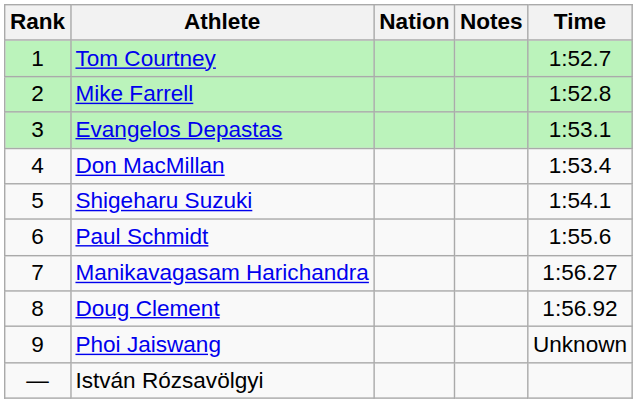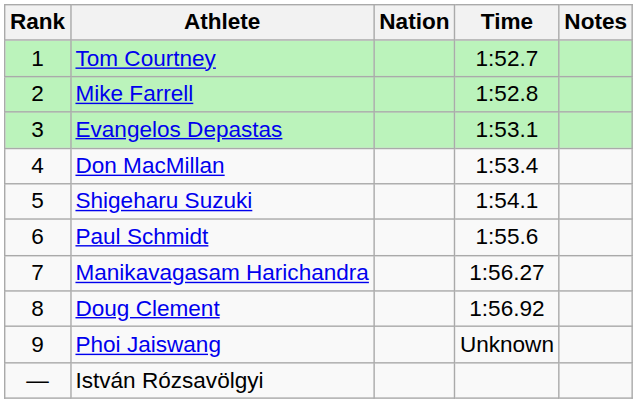columns swapped: (580, 22) <-> (491, 22)
